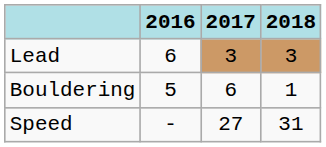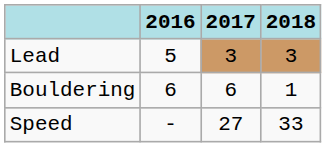(170, 56) 6 -> (170, 56) 5
(170, 90) 5 -> (170, 90) 6
(291, 124) 31 -> (291, 124) 33
